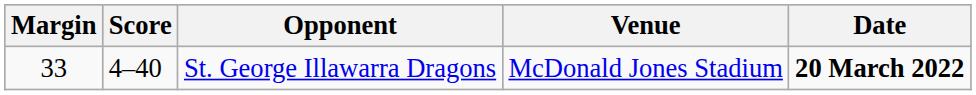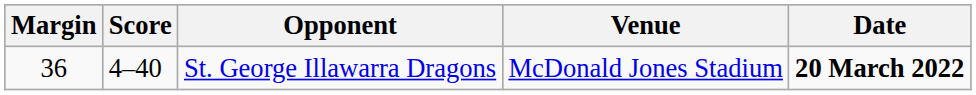(54, 67) 33 -> (54, 67) 36
